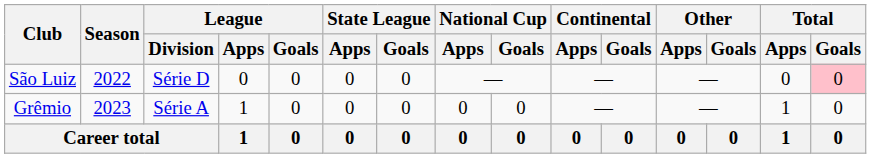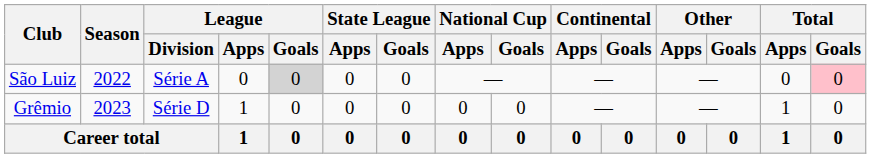(181, 78) Série D -> (181, 78) Série A
(296, 78) no background -> (296, 78) lightgrey background
(181, 108) Série A -> (181, 108) Série D
